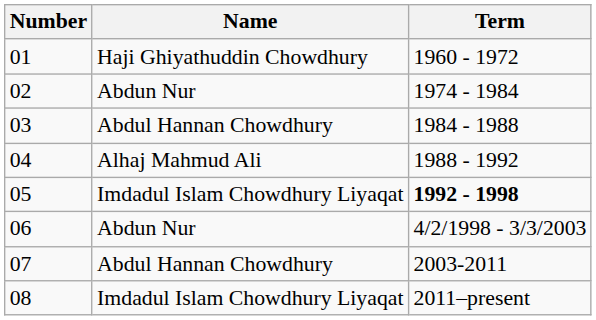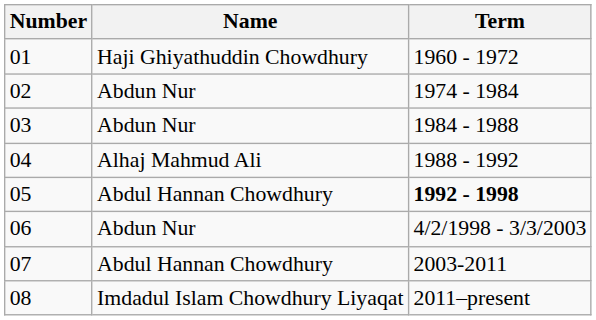(215, 125) Abdul Hannan Chowdhury -> (146, 125) Abdun Nur
(250, 194) Imdadul Islam Chowdhury Liyaqat -> (215, 194) Abdul Hannan Chowdhury
